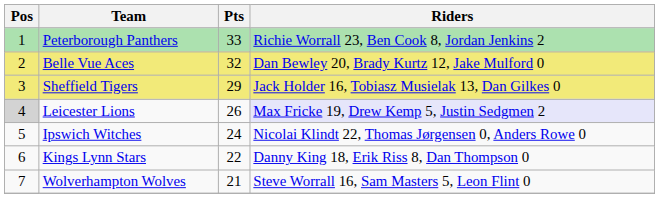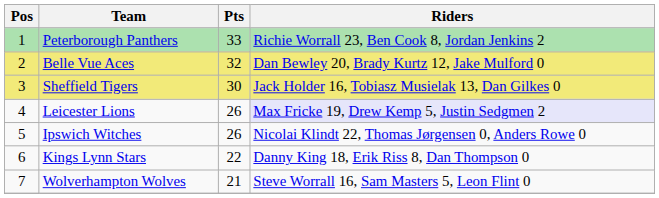(234, 87) 29 -> (234, 87) 30
(22, 110) lightgrey background -> (22, 110) no background
(234, 134) 24 -> (234, 134) 26
